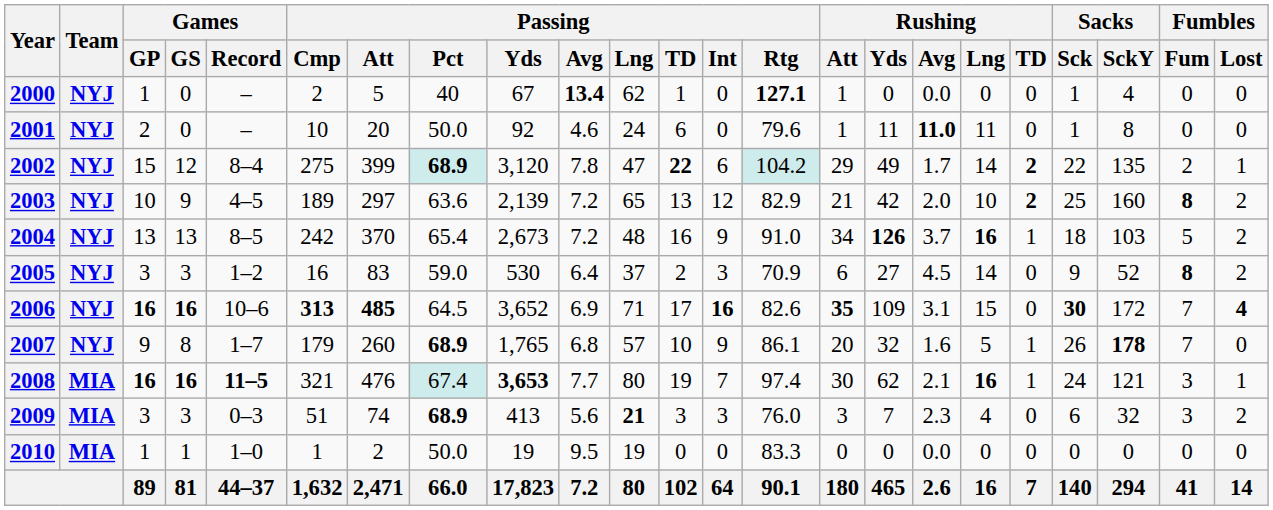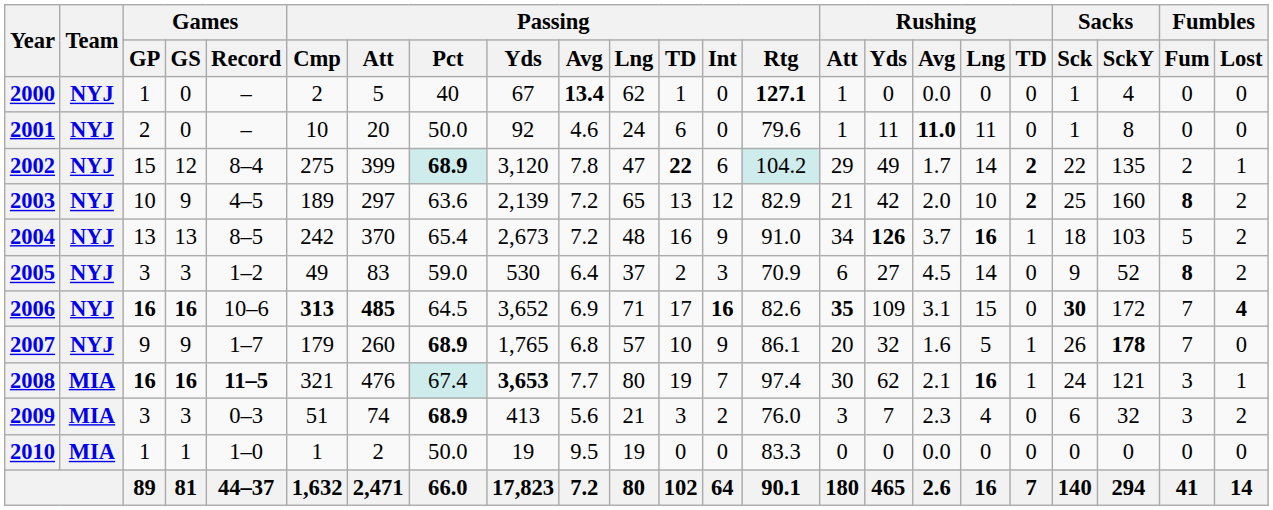(317, 272) 16 -> (317, 272) 49
(186, 344) 8 -> (186, 344) 9
(634, 415) bold -> (634, 415) normal
(722, 415) 3 -> (722, 415) 2
